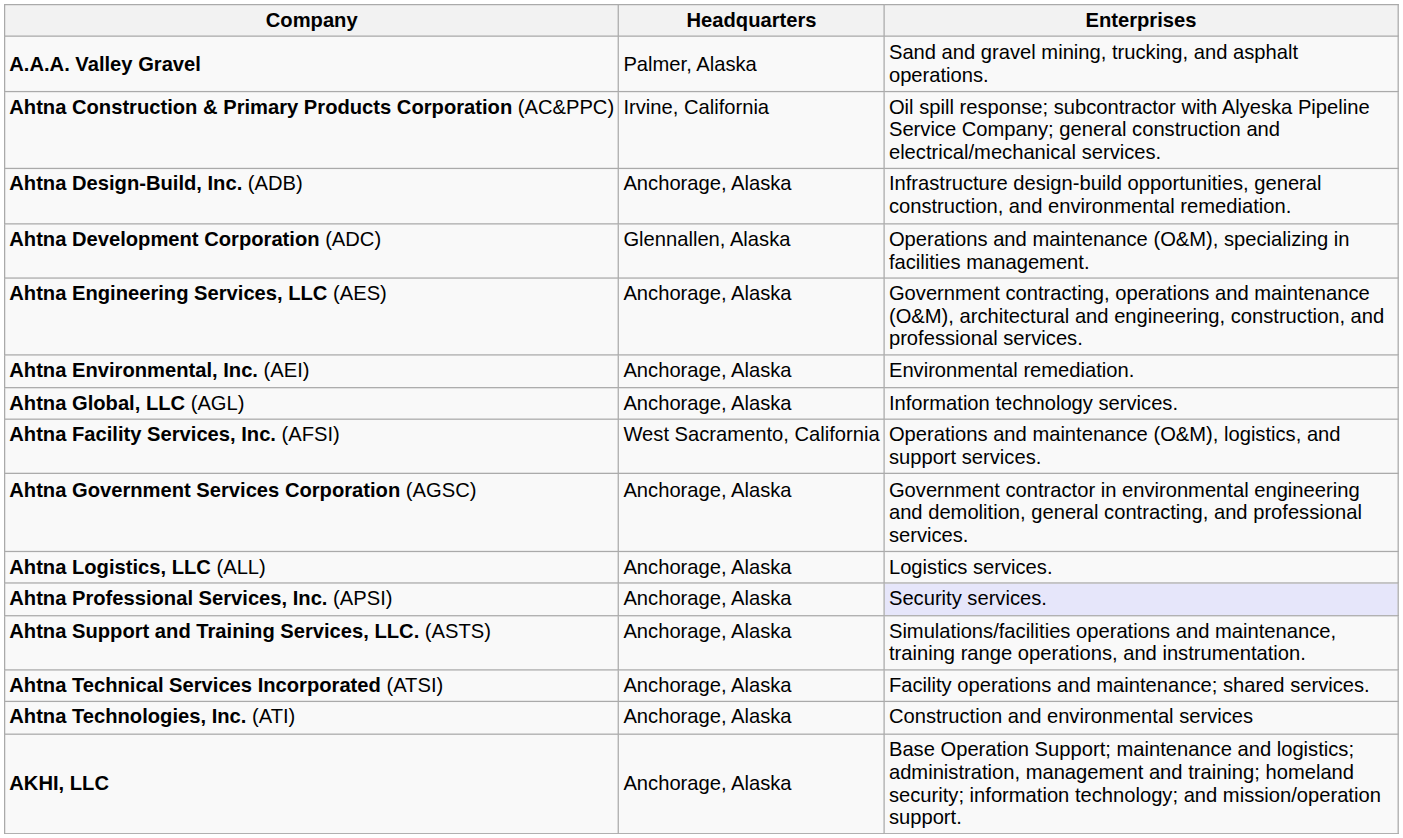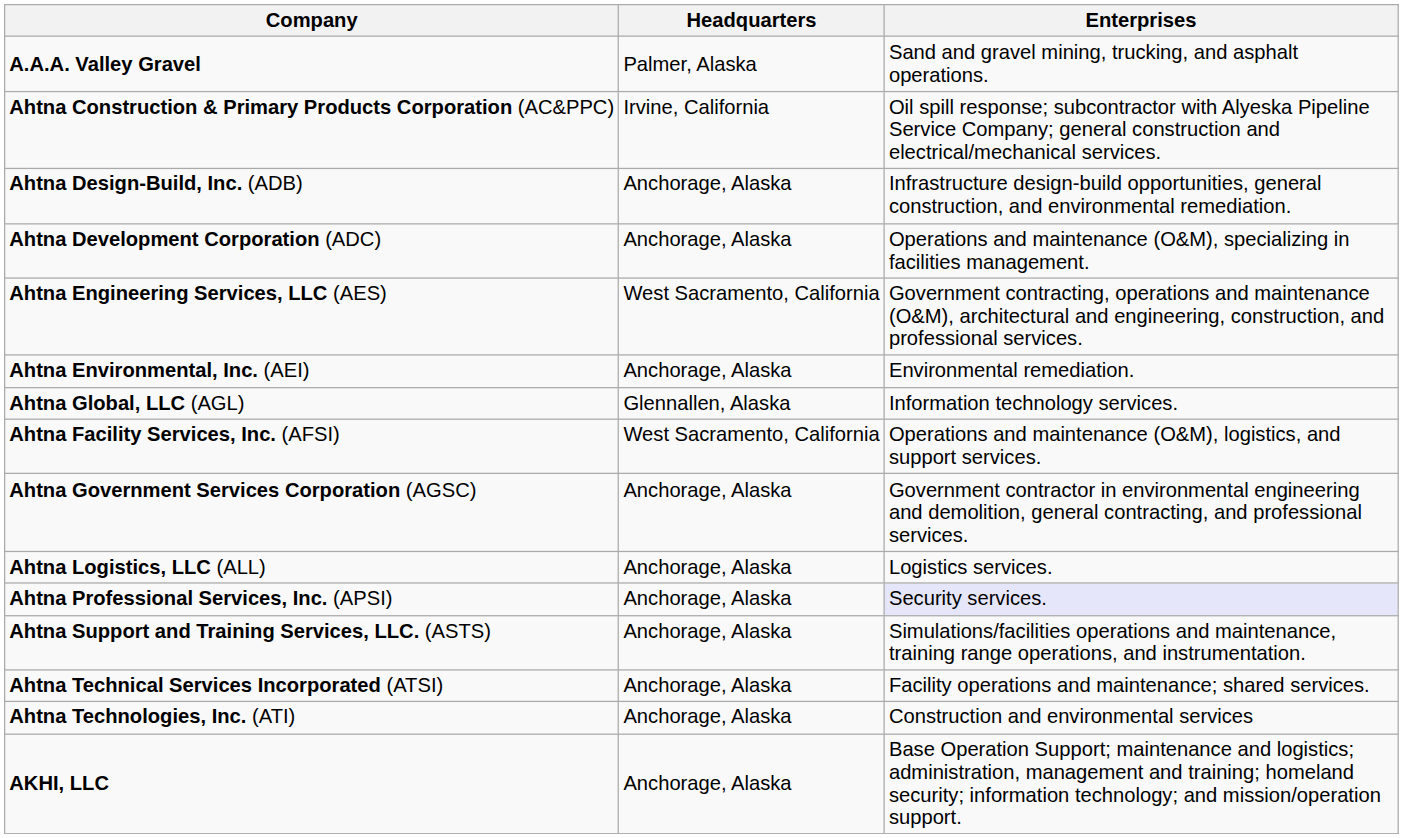(707, 239) Glennallen, Alaska -> (707, 239) Anchorage, Alaska
(707, 293) Anchorage, Alaska -> (752, 293) West Sacramento, California
(707, 403) Anchorage, Alaska -> (707, 403) Glennallen, Alaska
